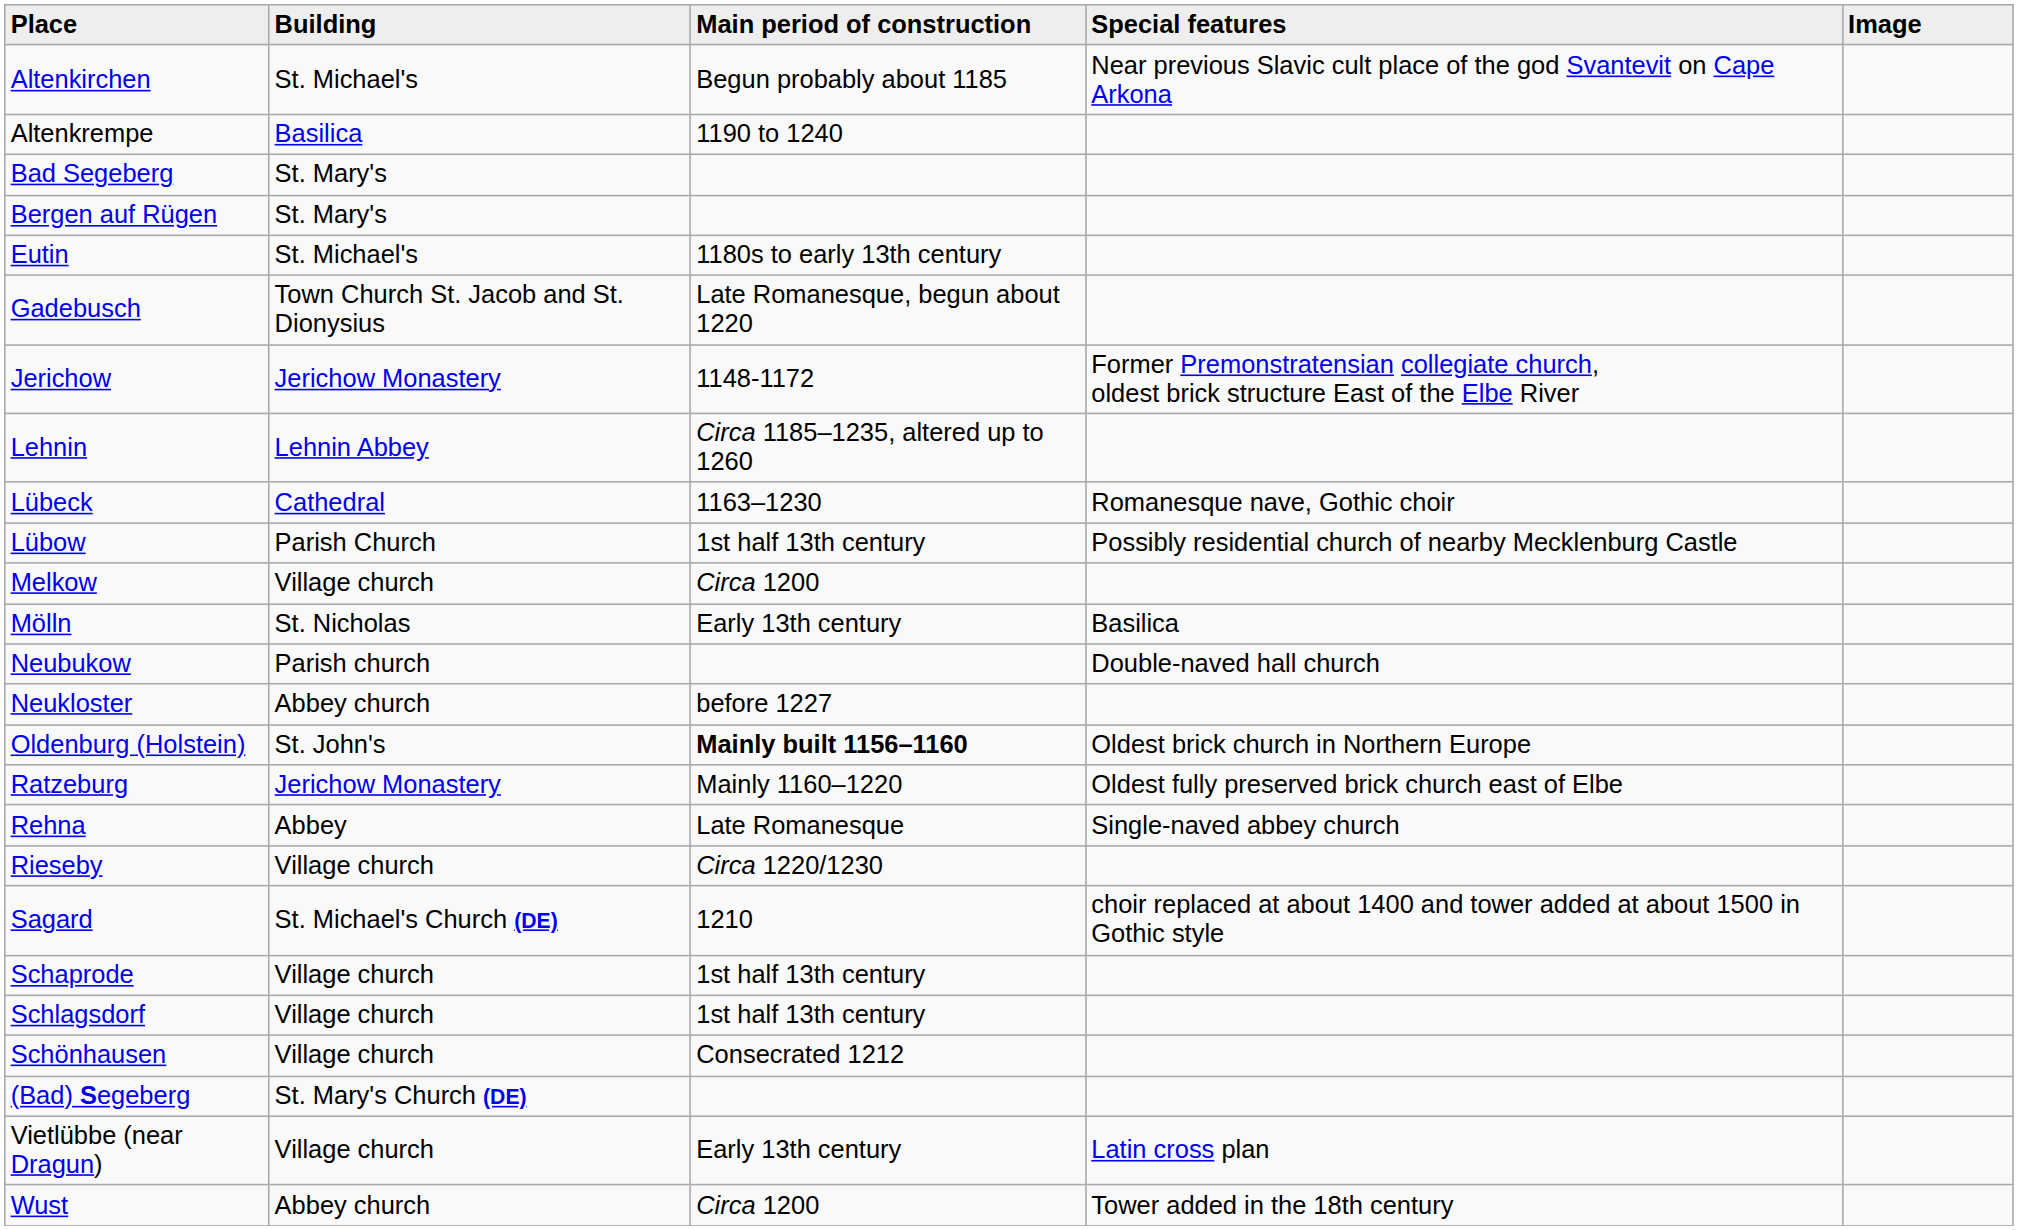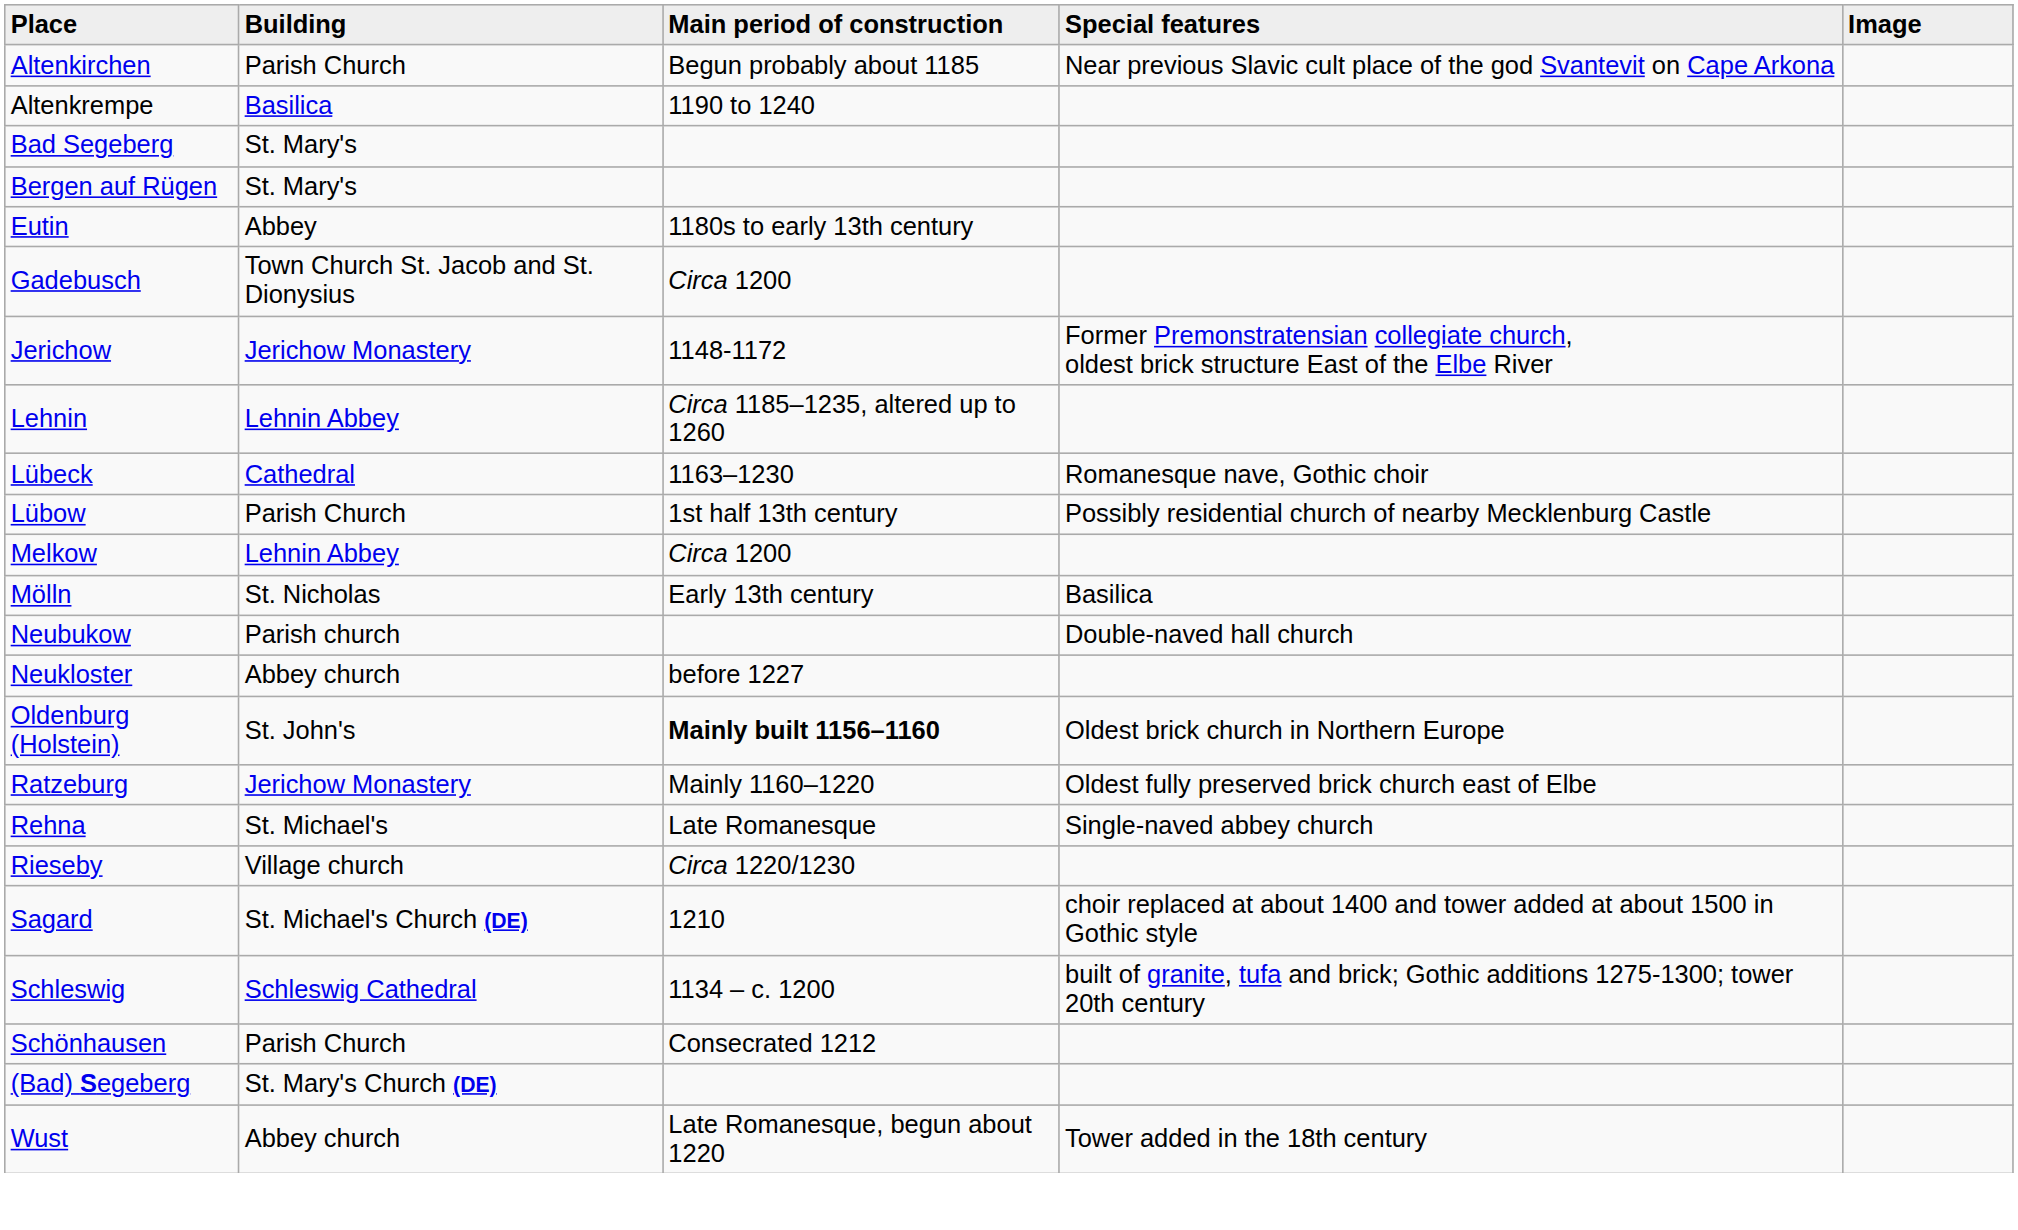(346, 79) St. Michael's -> (325, 65) Parish Church
(346, 255) St. Michael's -> (281, 226) Abbey
(878, 309) Late Romanesque, begun about 1220 -> (730, 281) Circa 1200
(354, 582) Village church -> (322, 554) Lehnin Abbey
(311, 825) Abbey -> (316, 825) St. Michael's
- row: (72, 974)
- row: (78, 1015)
+ row: (68, 989)
(354, 1055) Village church -> (325, 1043) Parish Church
- row: (97, 1150)
(758, 1205) Circa 1200 -> (850, 1138) Late Romanesque, begun about 1220
